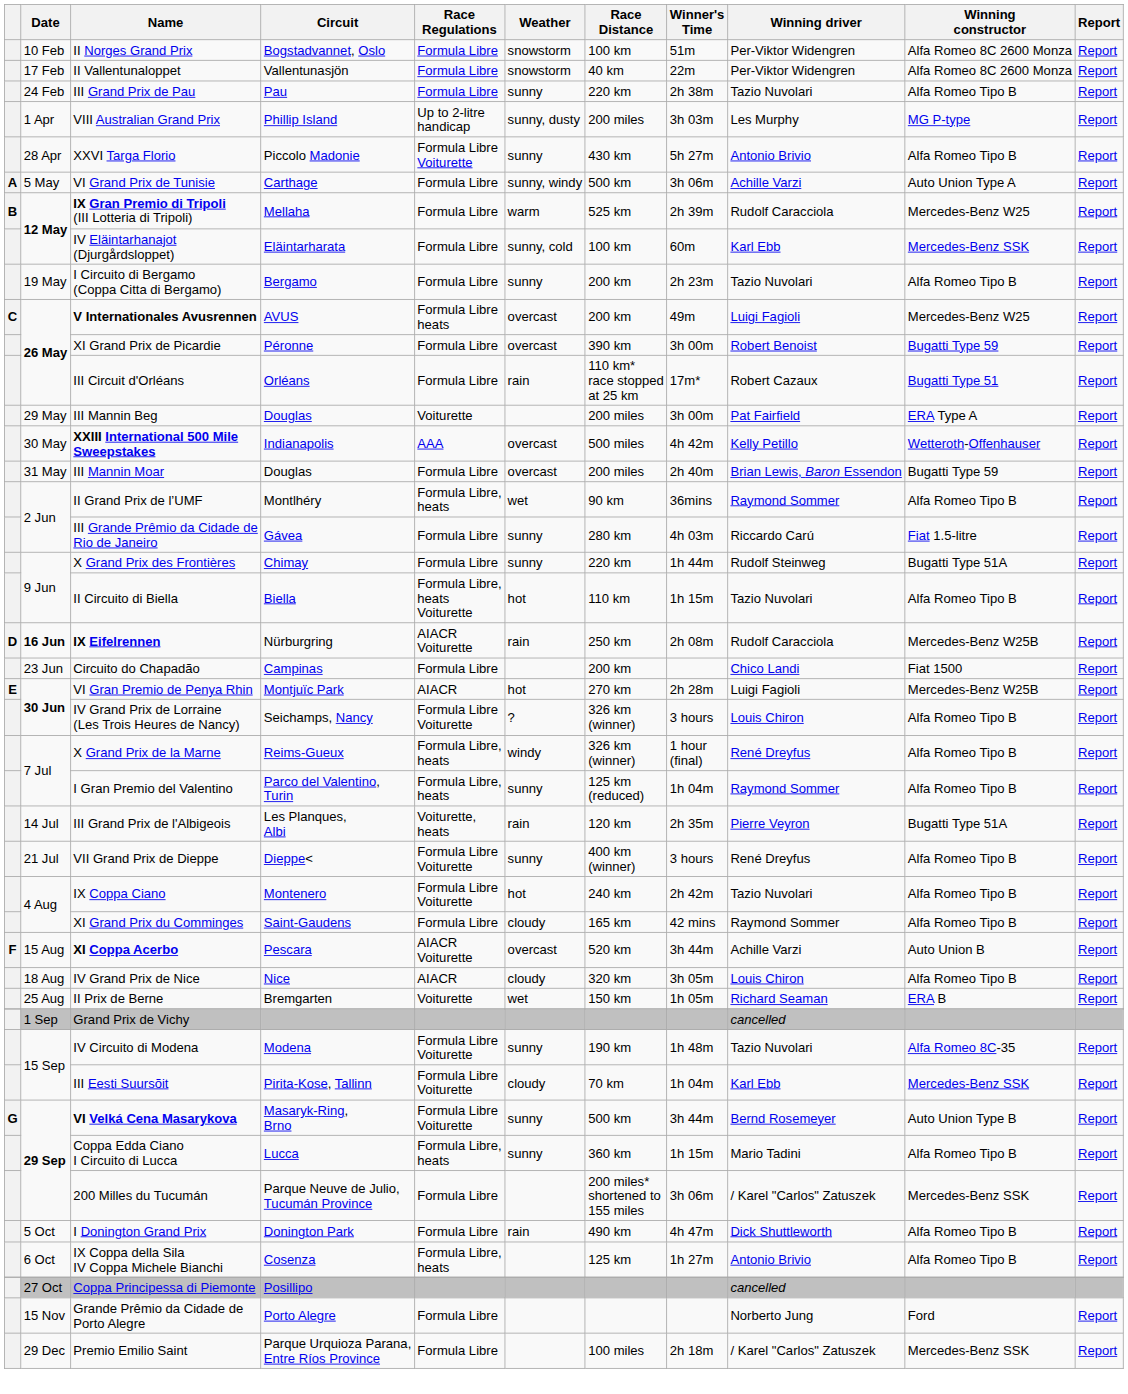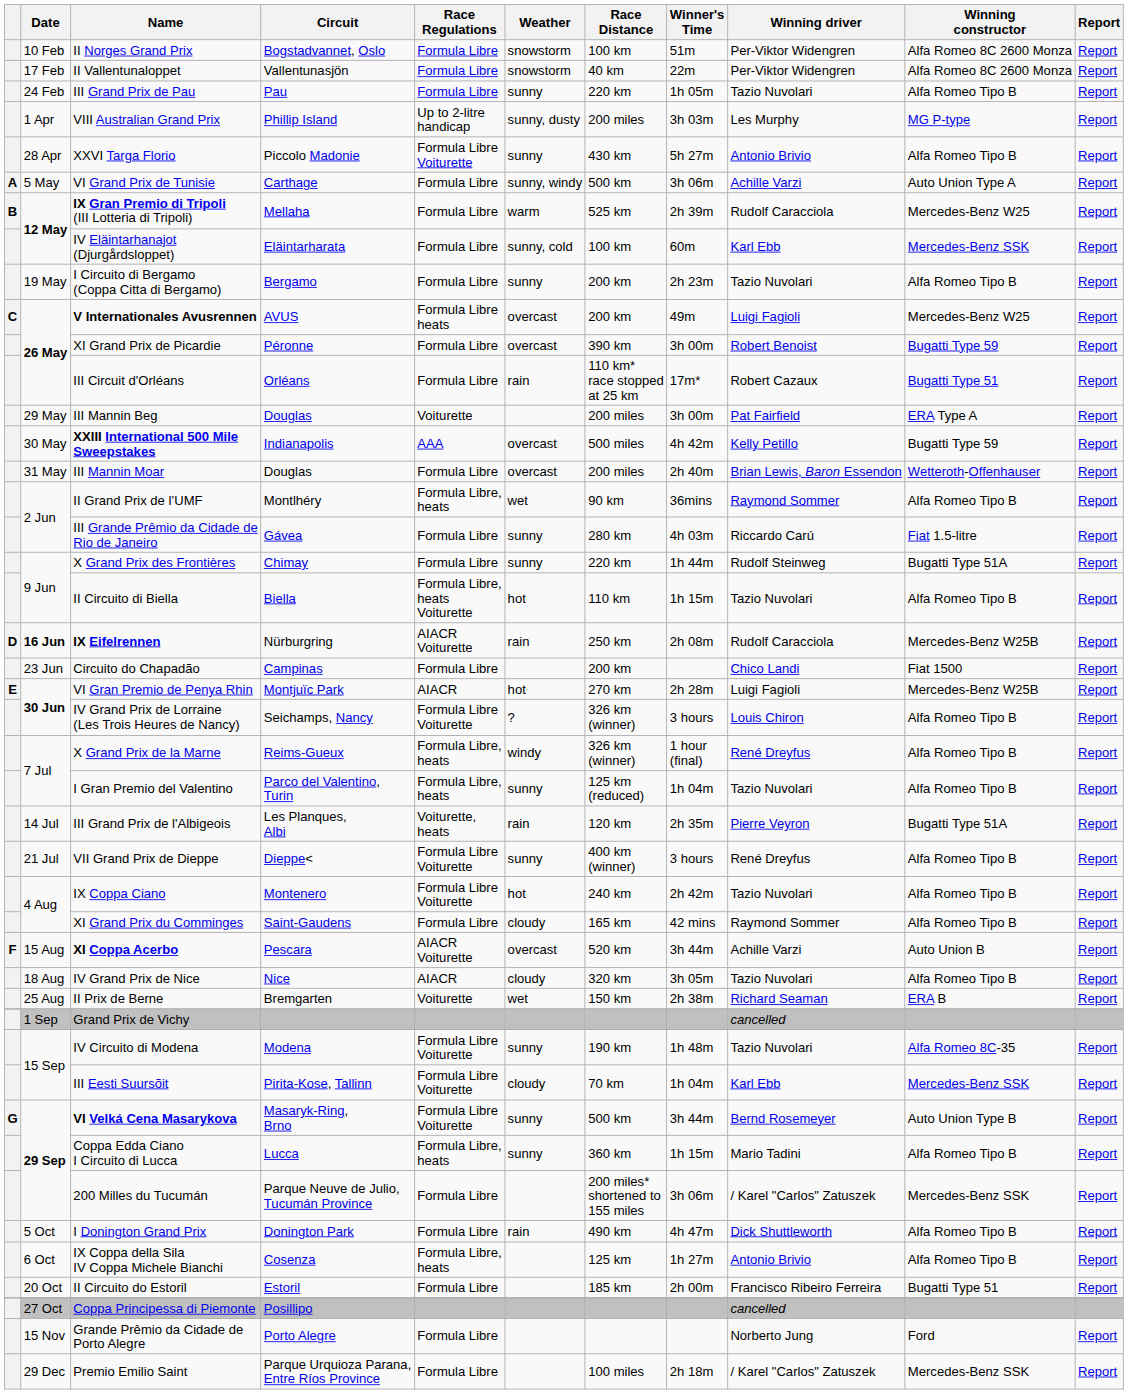(692, 92) 2h 38m -> (692, 92) 1h 05m
(974, 444) Wetteroth-Offenhauser -> (953, 444) Bugatti Type 59
(953, 472) Bugatti Type 59 -> (974, 472) Wetteroth-Offenhauser
(785, 788) Raymond Sommer -> (771, 788) Tazio Nuvolari
(767, 978) Louis Chiron -> (771, 978) Tazio Nuvolari
(692, 999) 1h 05m -> (692, 999) 2h 38m
+ row: (130, 1287)
